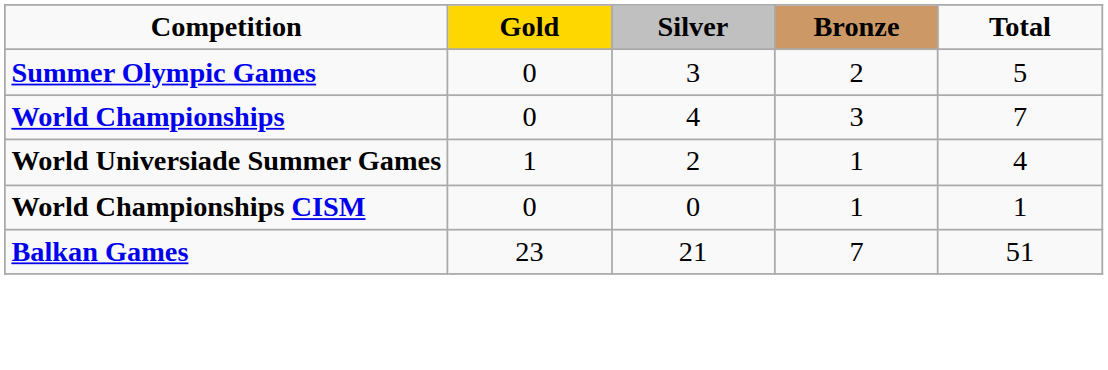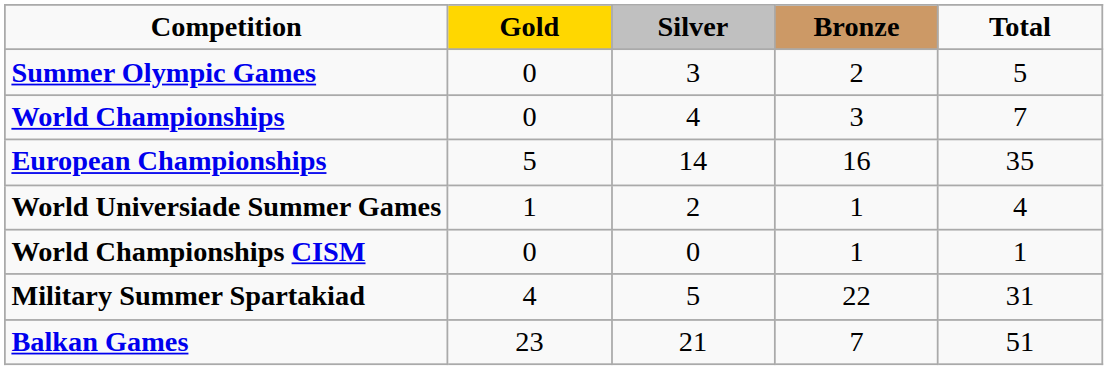+ row: (169, 161)
+ row: (188, 296)
